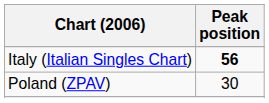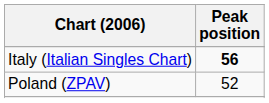(230, 84) 30 -> (230, 84) 52
